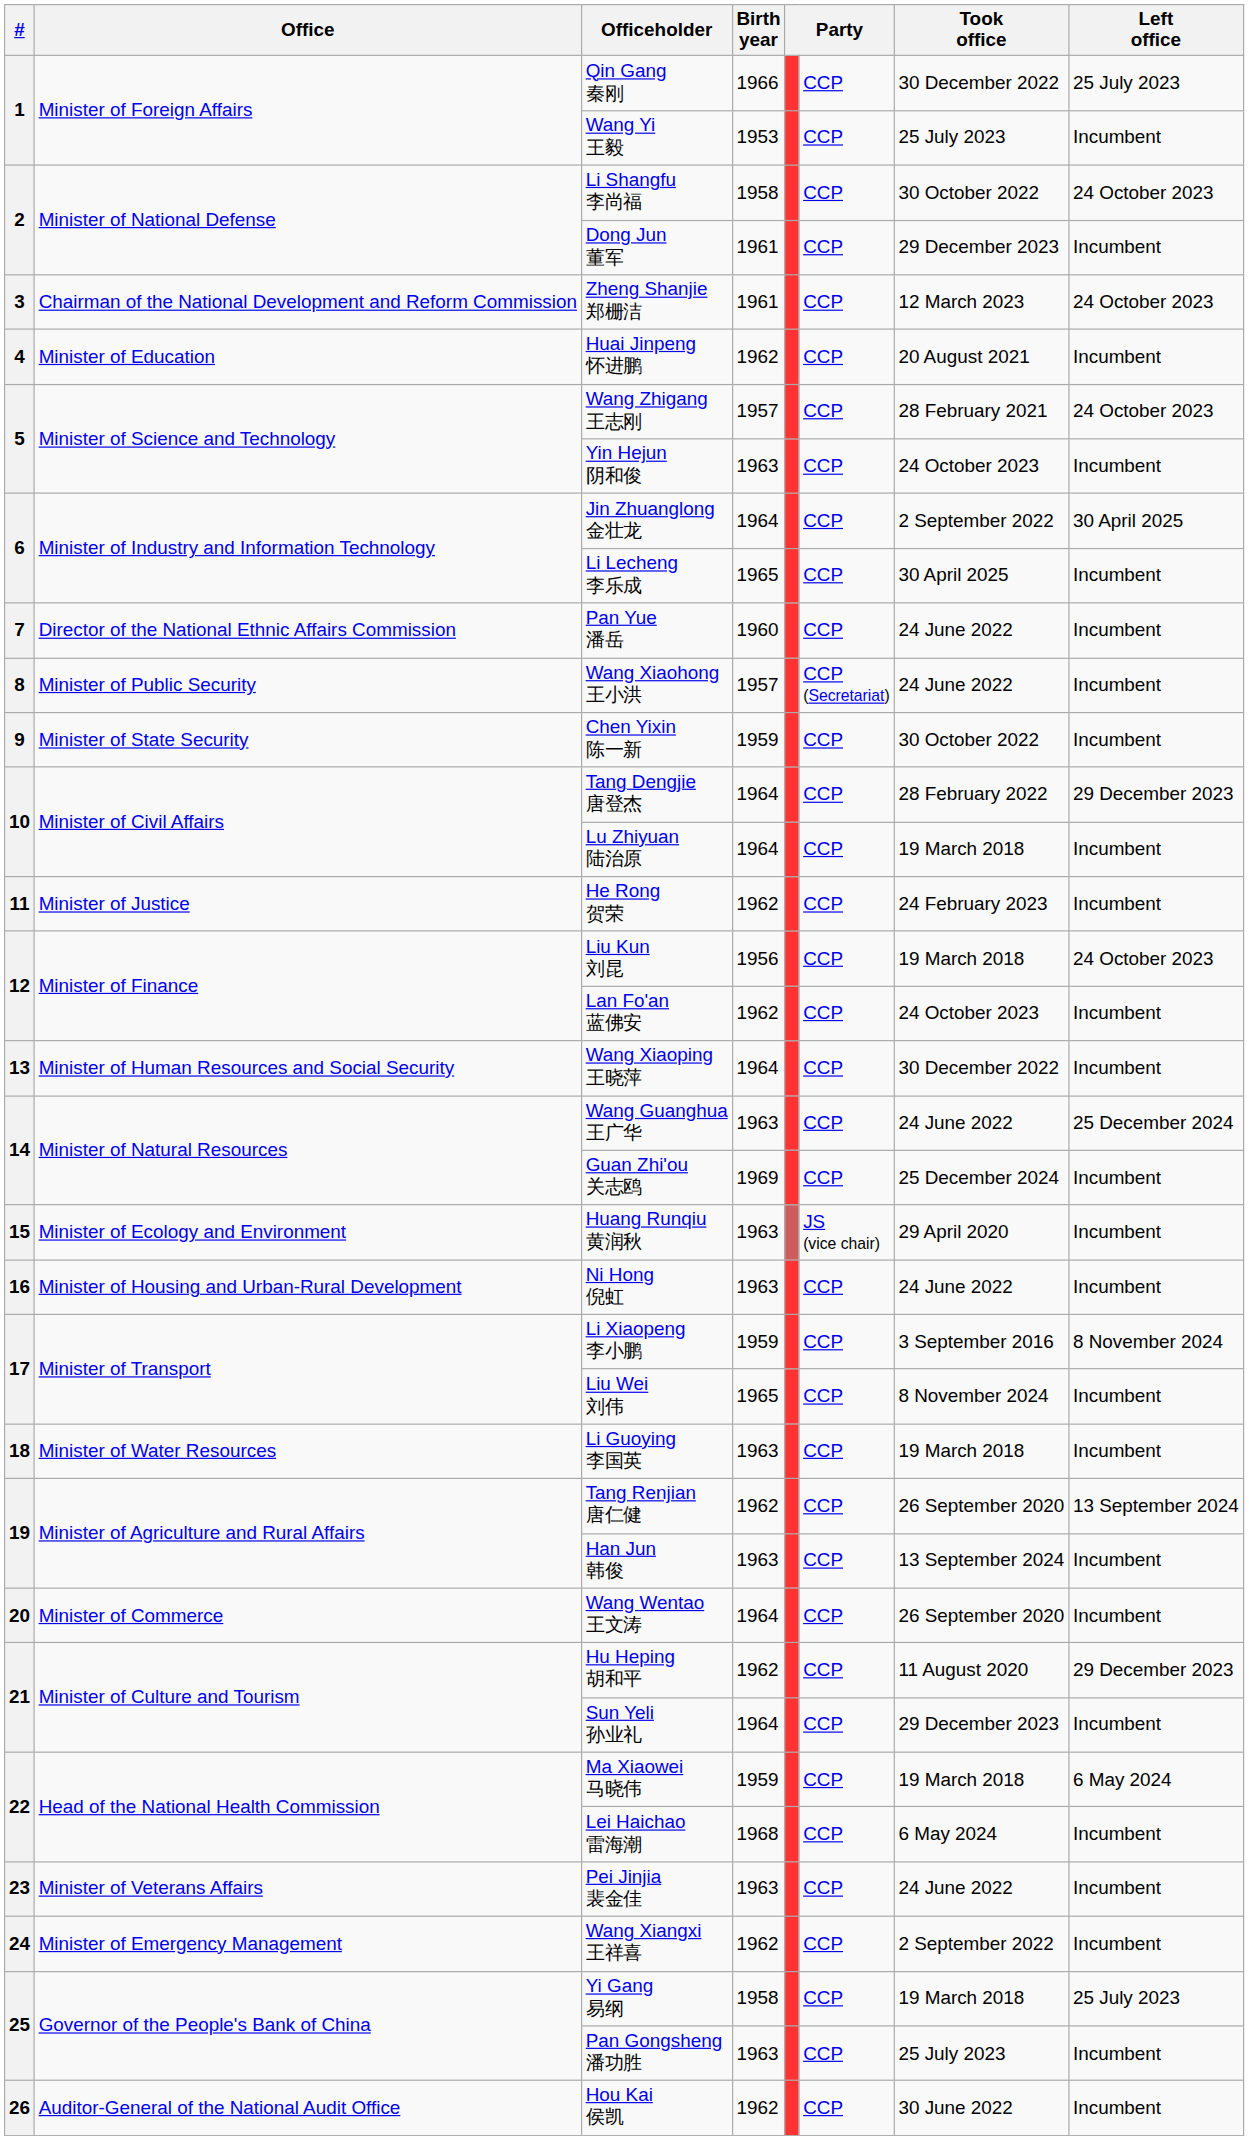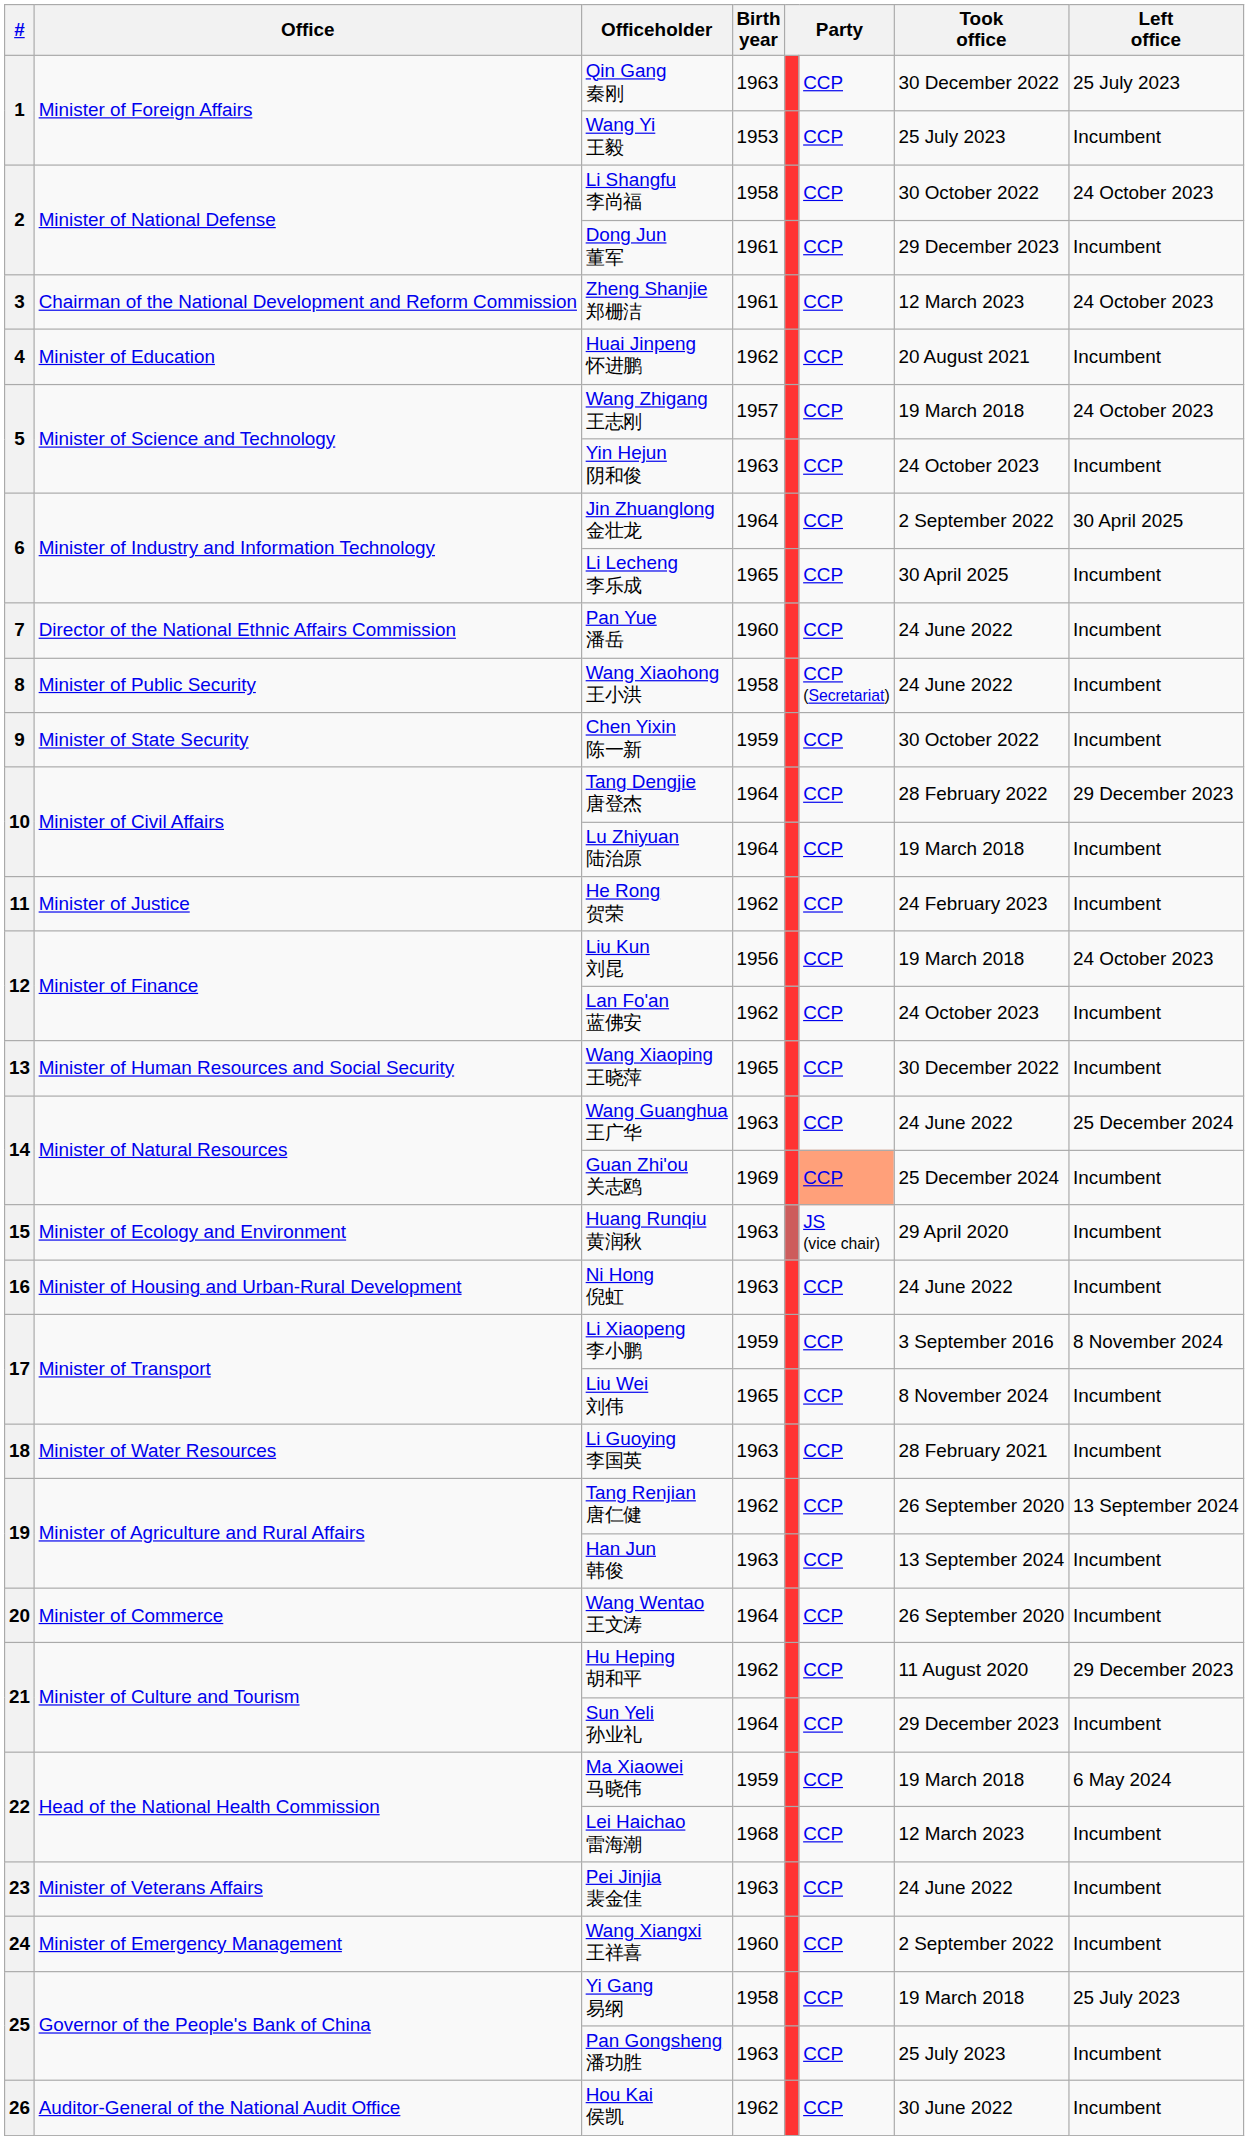(757, 83) 1966 -> (757, 83) 1963
(973, 411) 28 February 2021 -> (961, 411) 19 March 2018
(757, 684) 1957 -> (757, 684) 1958
(757, 1068) 1964 -> (757, 1068) 1965
(823, 1177) no background -> (823, 1177) lightsalmon background
(961, 1451) 19 March 2018 -> (973, 1451) 28 February 2021
(948, 1834) 6 May 2024 -> (961, 1834) 12 March 2023
(757, 1943) 1962 -> (757, 1943) 1960
